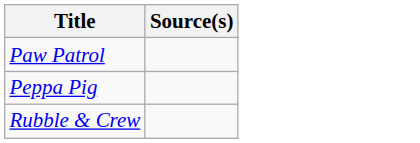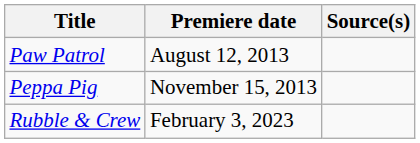+ column: (233, 21)
